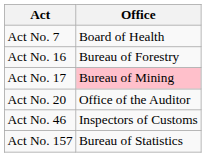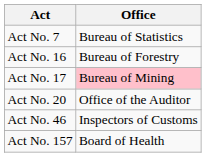(122, 36) Board of Health -> (131, 36) Bureau of Statistics
(131, 141) Bureau of Statistics -> (122, 141) Board of Health
